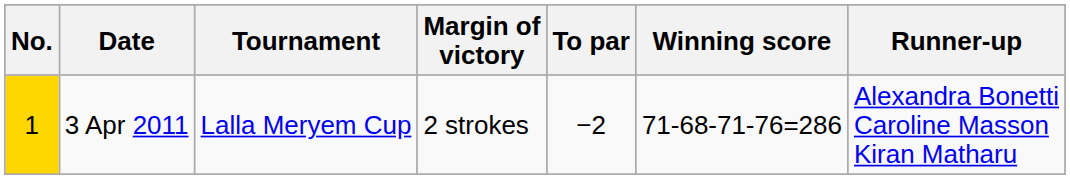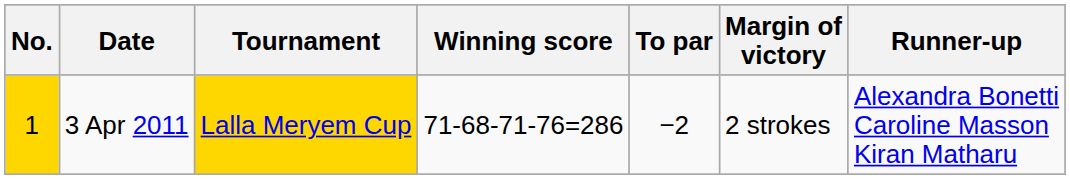columns swapped: (742, 40) <-> (482, 40)
(306, 125) no background -> (306, 125) gold background
